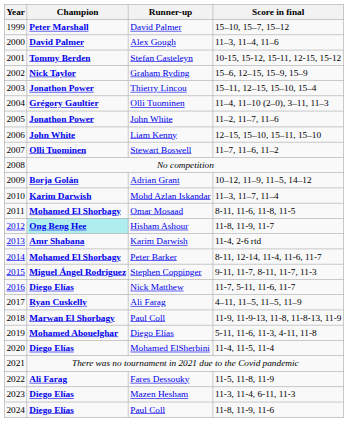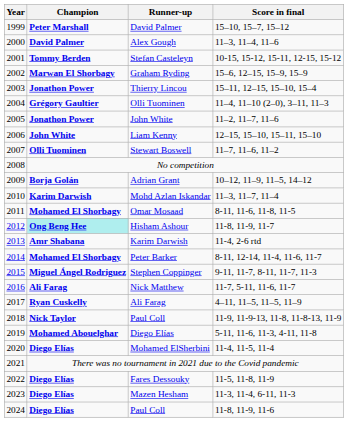(53, 73) Nick Taylor -> (72, 73) Marwan El Shorbagy
(52, 287) Diego Elías -> (48, 287) Ali Farag
(72, 318) Marwan El Shorbagy -> (53, 318) Nick Taylor
(48, 379) Ali Farag -> (52, 379) Diego Elías
